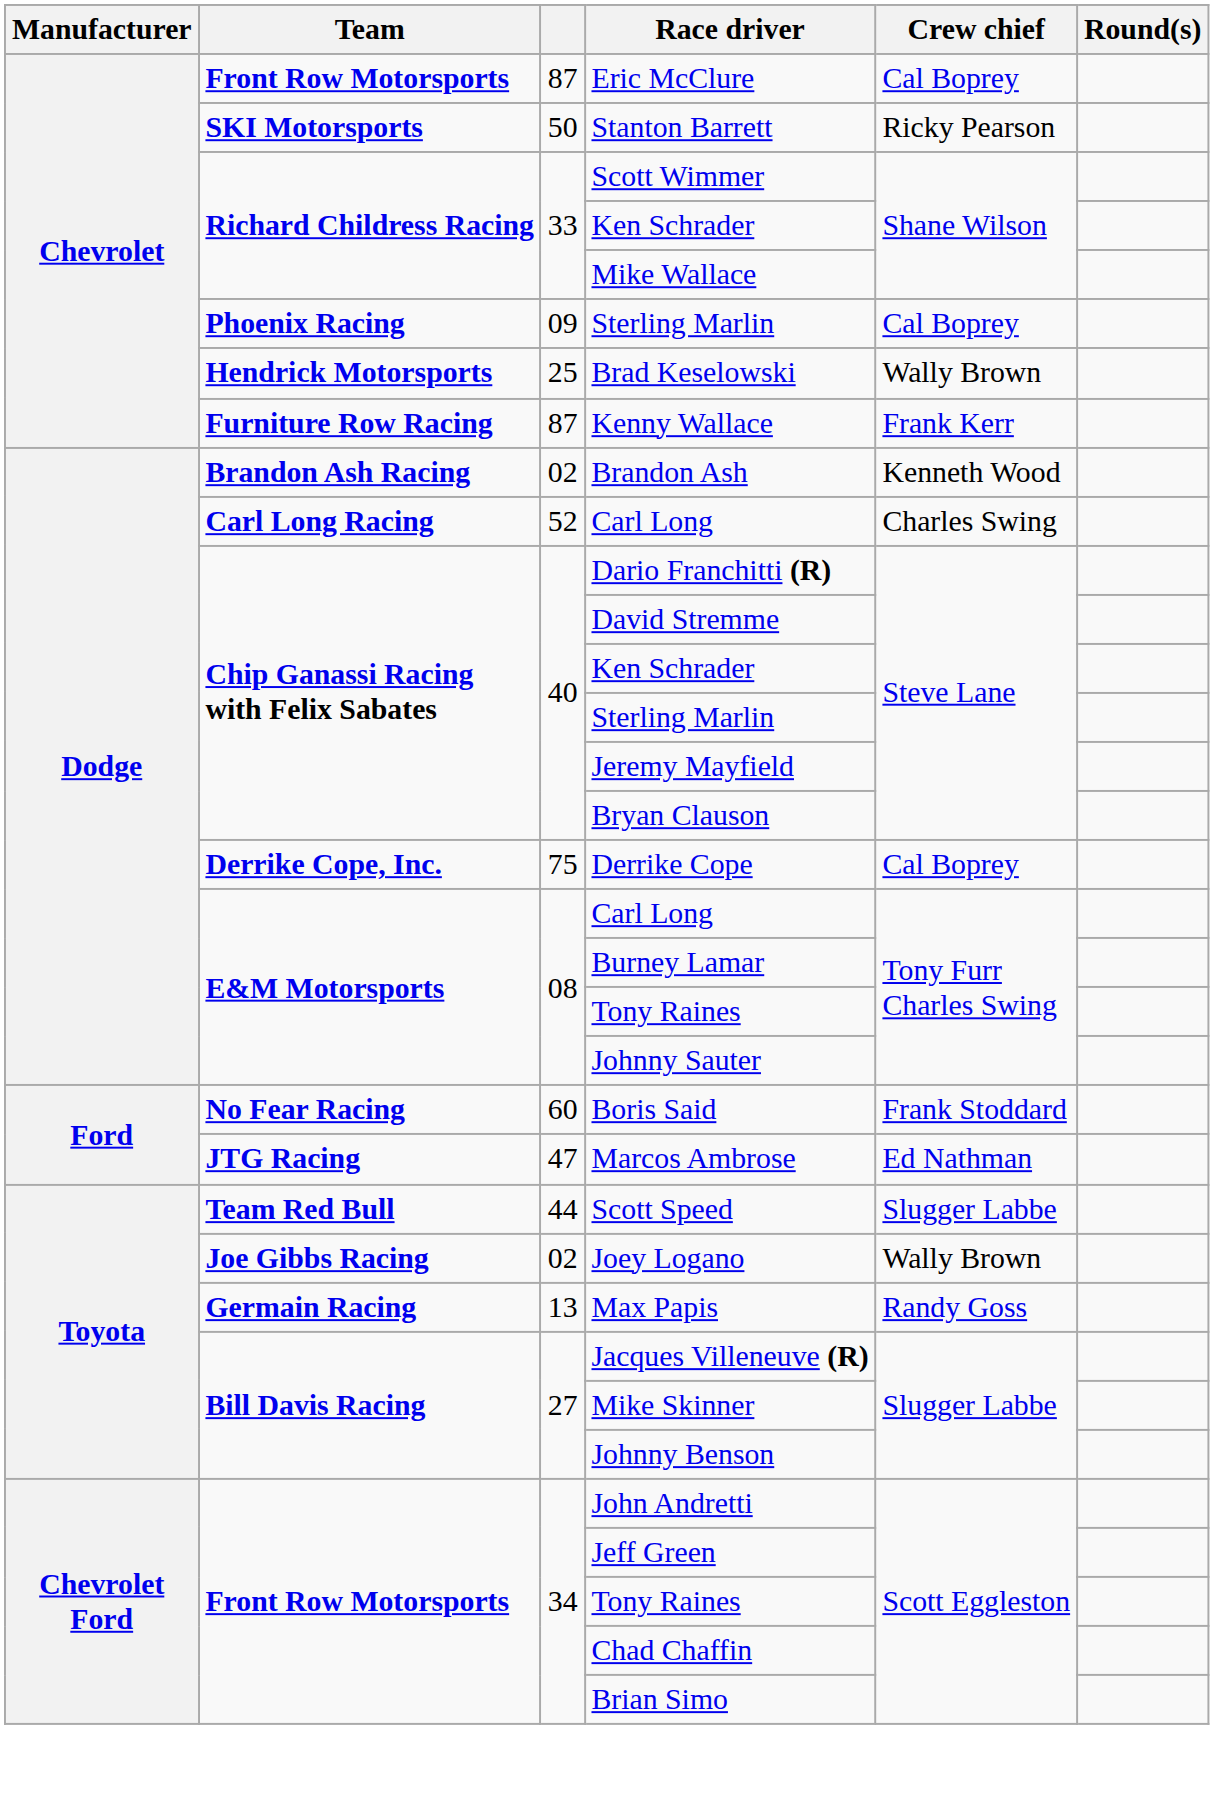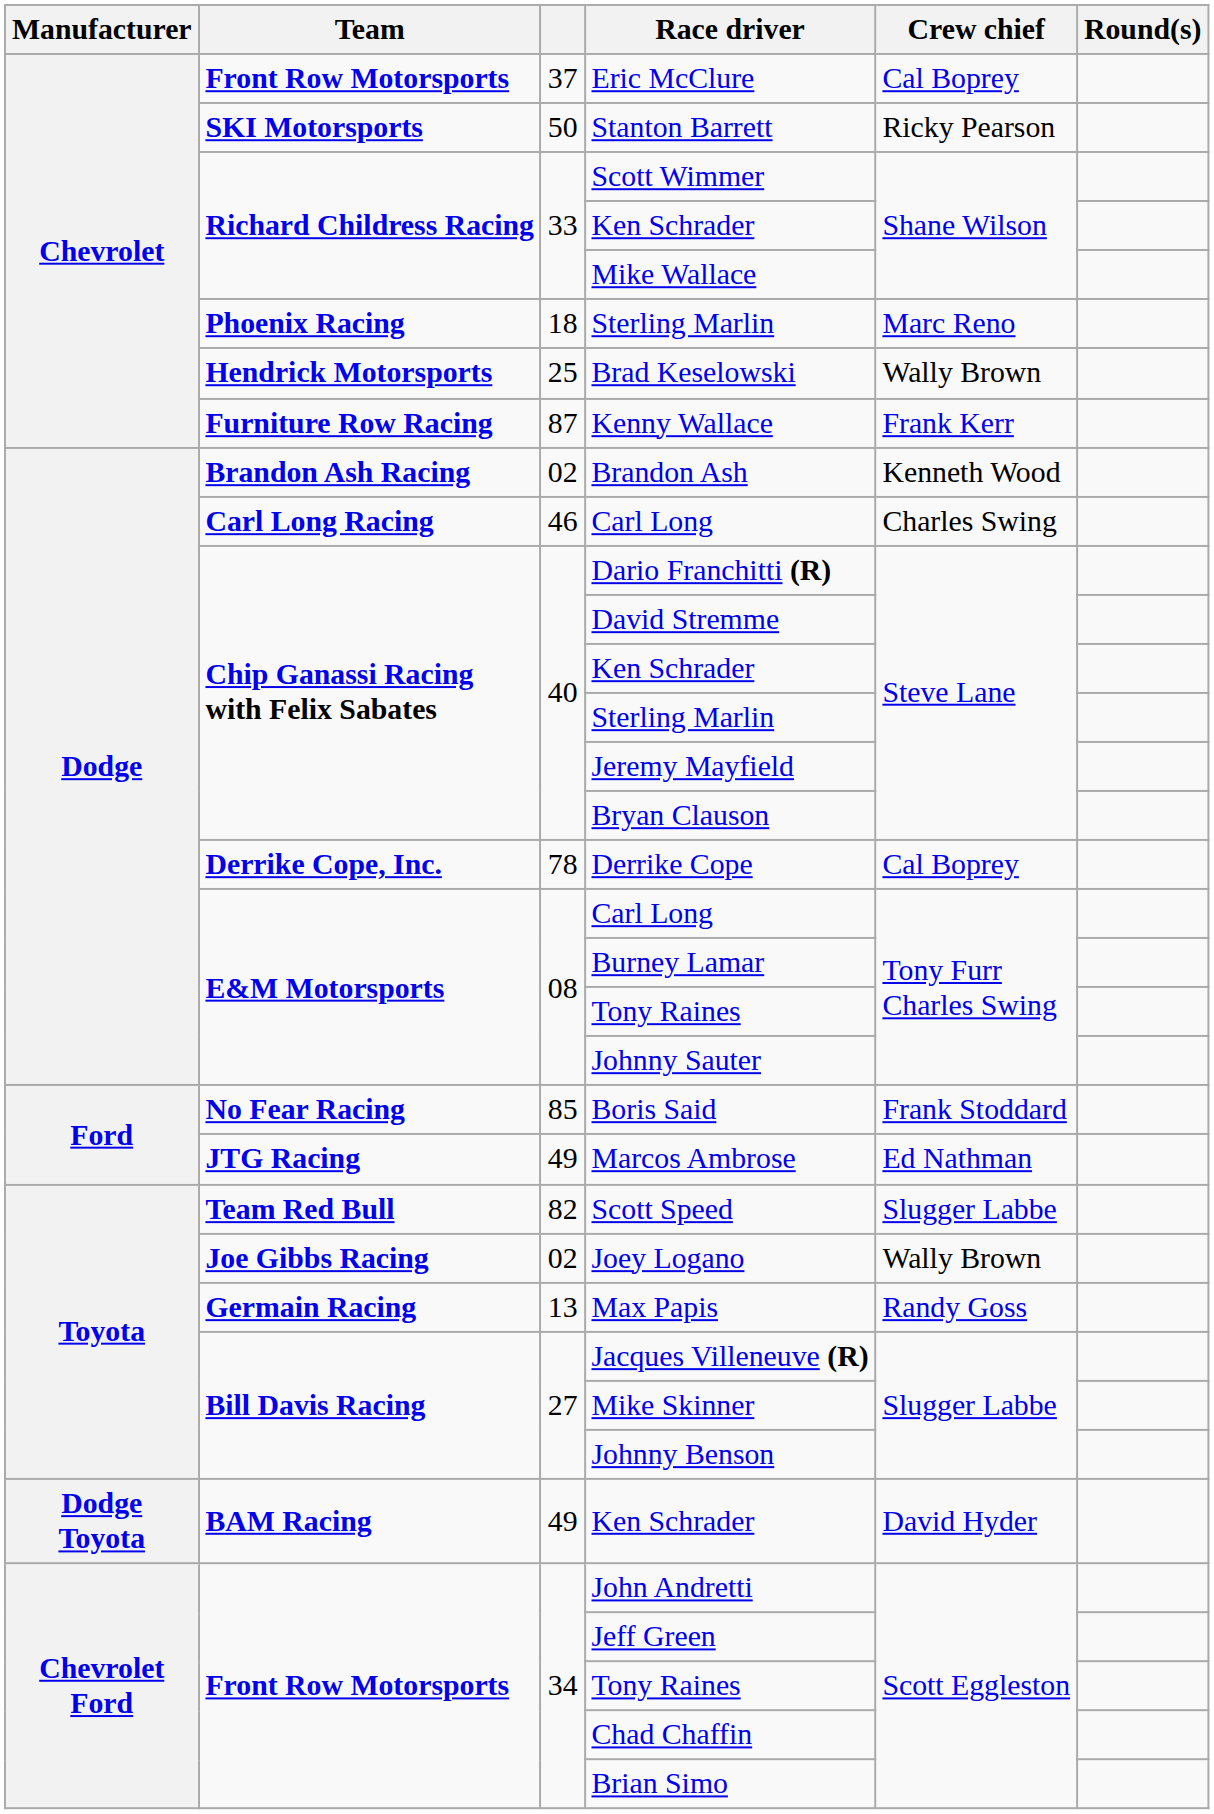(563, 78) 87 -> (563, 78) 37
(563, 323) 09 -> (563, 323) 18
(951, 323) Cal Boprey -> (949, 323) Marc Reno
(563, 520) 52 -> (563, 520) 46
(563, 864) 75 -> (563, 864) 78
(563, 1109) 60 -> (563, 1109) 85
(563, 1159) 47 -> (563, 1159) 49
(563, 1208) 44 -> (563, 1208) 82
+ row: (289, 1520)
